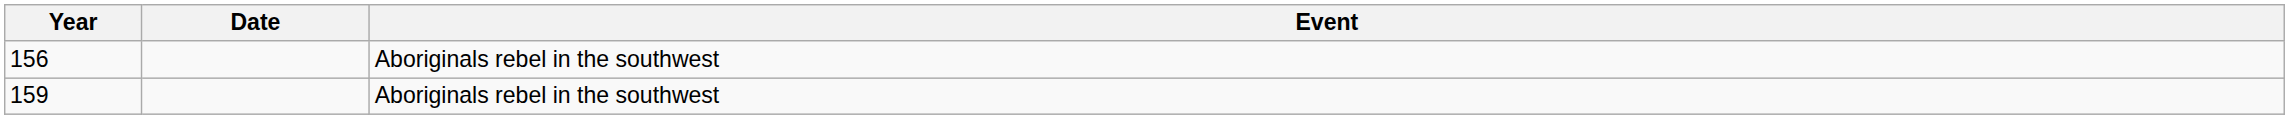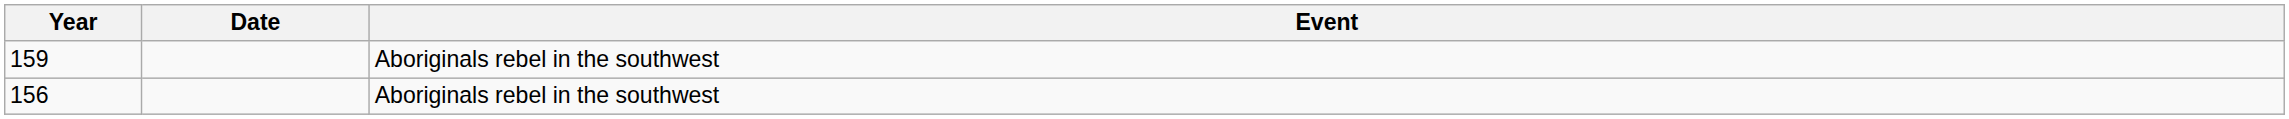rows swapped: (29, 59) <-> (29, 95)
